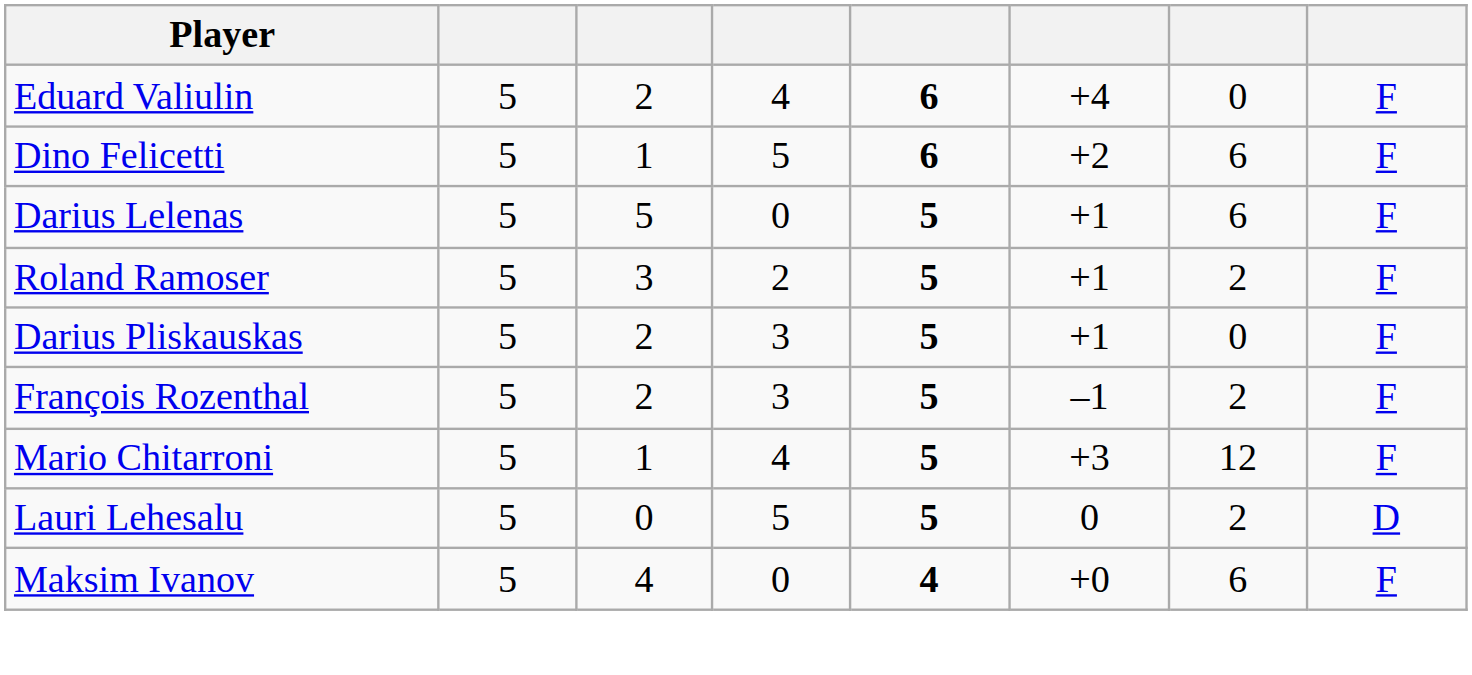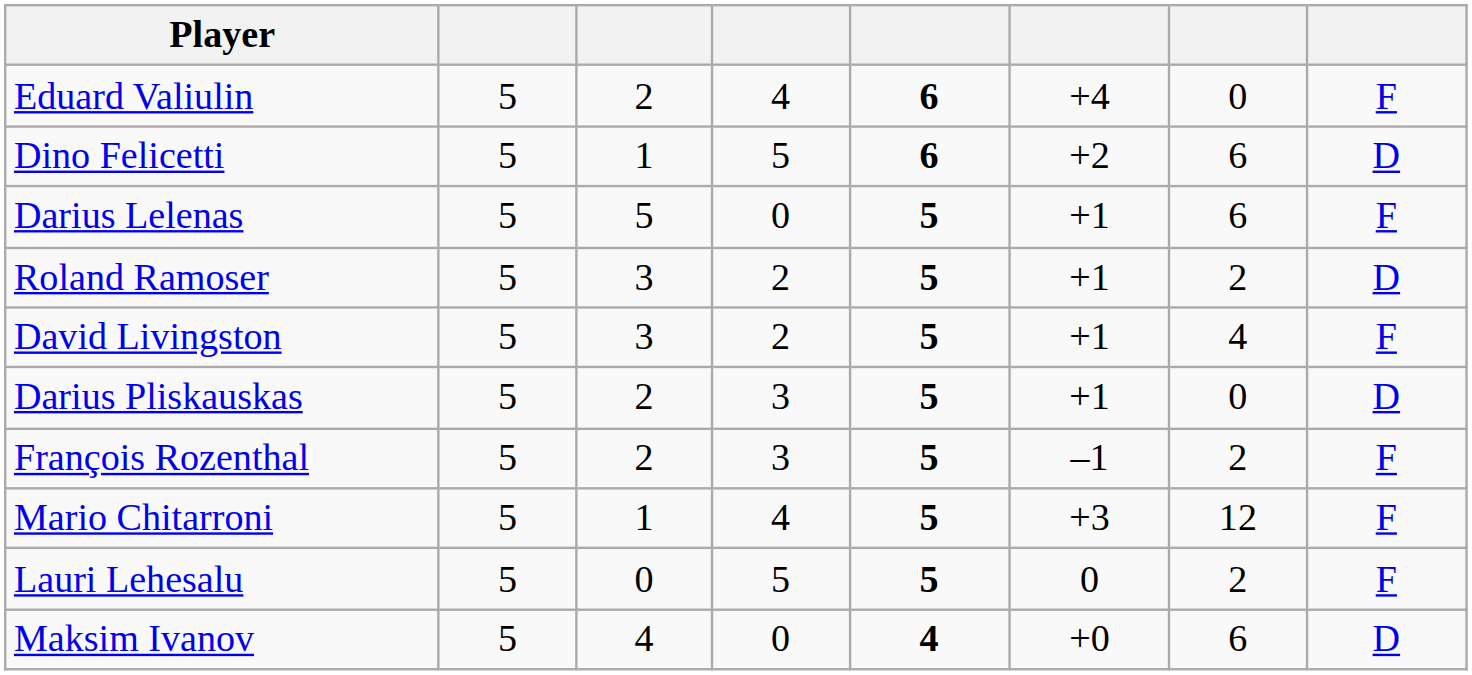(1386, 155) F -> (1386, 155) D
(1386, 276) F -> (1386, 276) D
+ row: (148, 336)
(1386, 336) F -> (1386, 397) D
(1386, 517) D -> (1386, 578) F
(1386, 578) F -> (1386, 638) D
